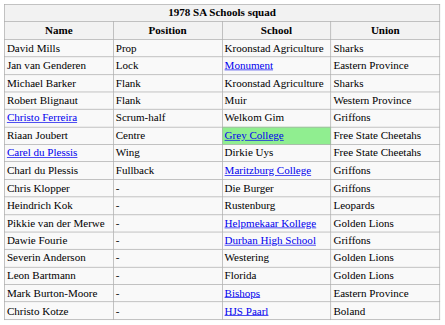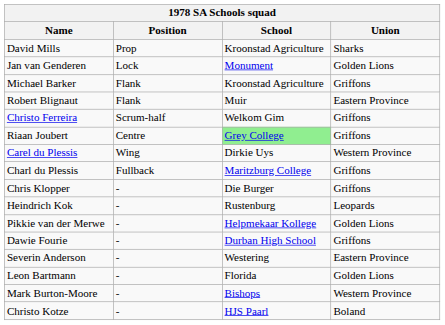(371, 65) Eastern Province -> (364, 65) Golden Lions
(348, 83) Sharks -> (352, 83) Griffons
(372, 100) Western Province -> (371, 100) Eastern Province
(377, 135) Free State Cheetahs -> (352, 135) Griffons
(377, 153) Free State Cheetahs -> (372, 153) Western Province
(364, 258) Golden Lions -> (371, 258) Eastern Province
(371, 293) Eastern Province -> (372, 293) Western Province
